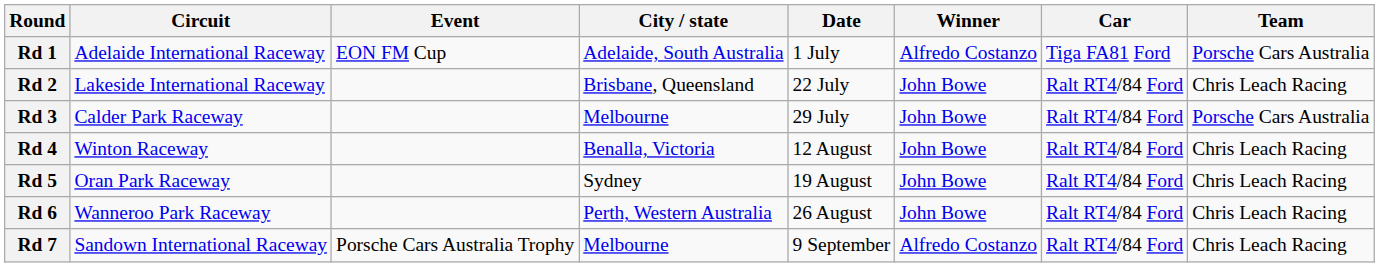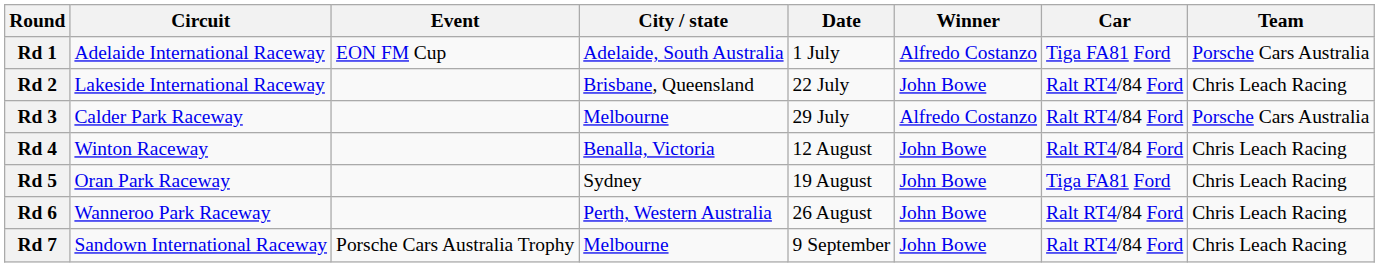(943, 116) John Bowe -> (968, 116) Alfredo Costanzo
(1115, 181) Ralt RT4/84 Ford -> (1108, 181) Tiga FA81 Ford
(968, 245) Alfredo Costanzo -> (943, 245) John Bowe
